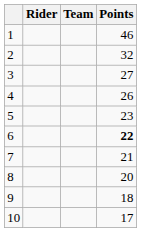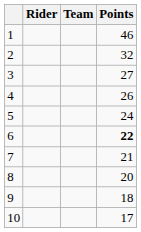(127, 116) 23 -> (127, 116) 24
